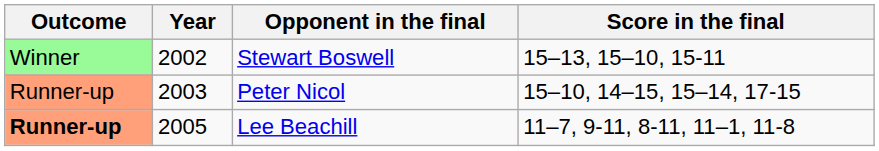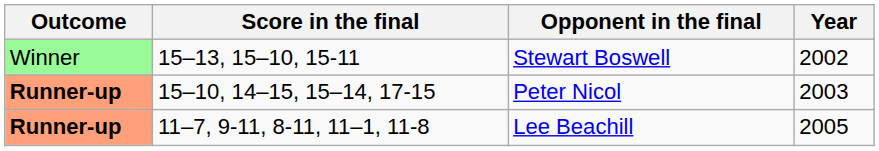columns swapped: (192, 22) <-> (696, 22)
(62, 92) normal -> (66, 92) bold
